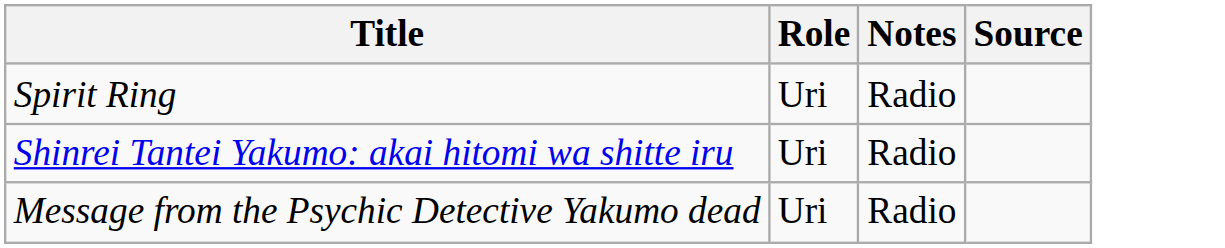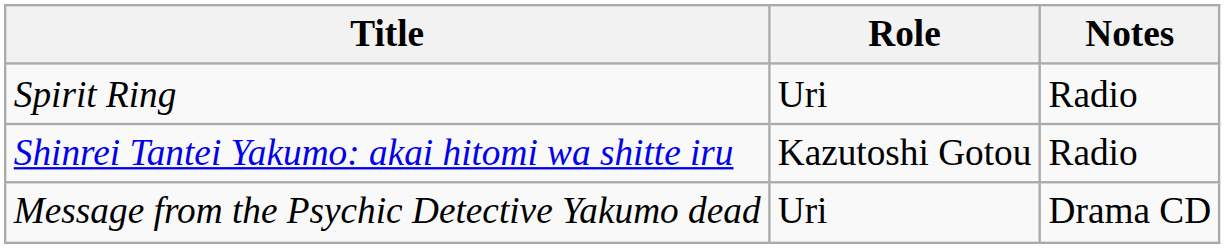- column: (1028, 34)
(803, 152) Uri -> (905, 152) Kazutoshi Gotou
(912, 211) Radio -> (1130, 211) Drama CD
